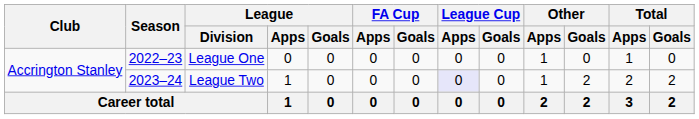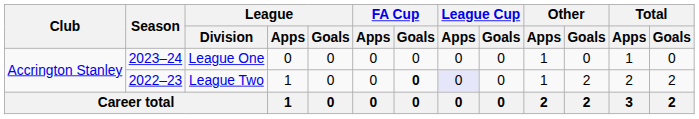(155, 59) 2022–23 -> (155, 59) 2023–24
(155, 80) 2023–24 -> (155, 80) 2022–23
(416, 80) normal -> (416, 80) bold
